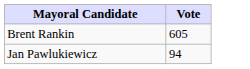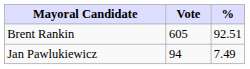+ column: (228, 14)
